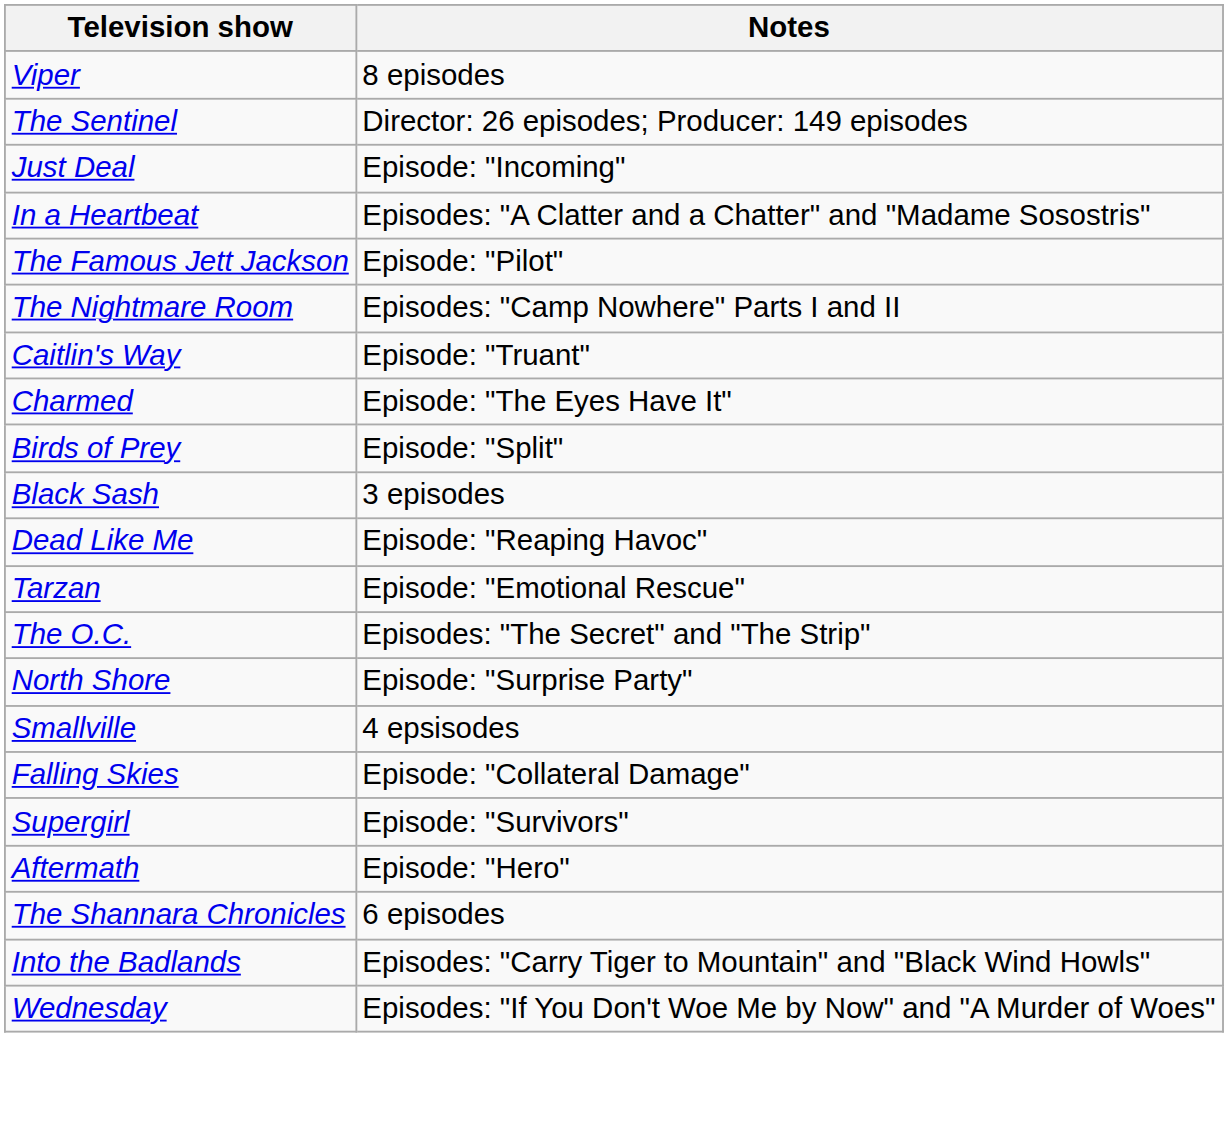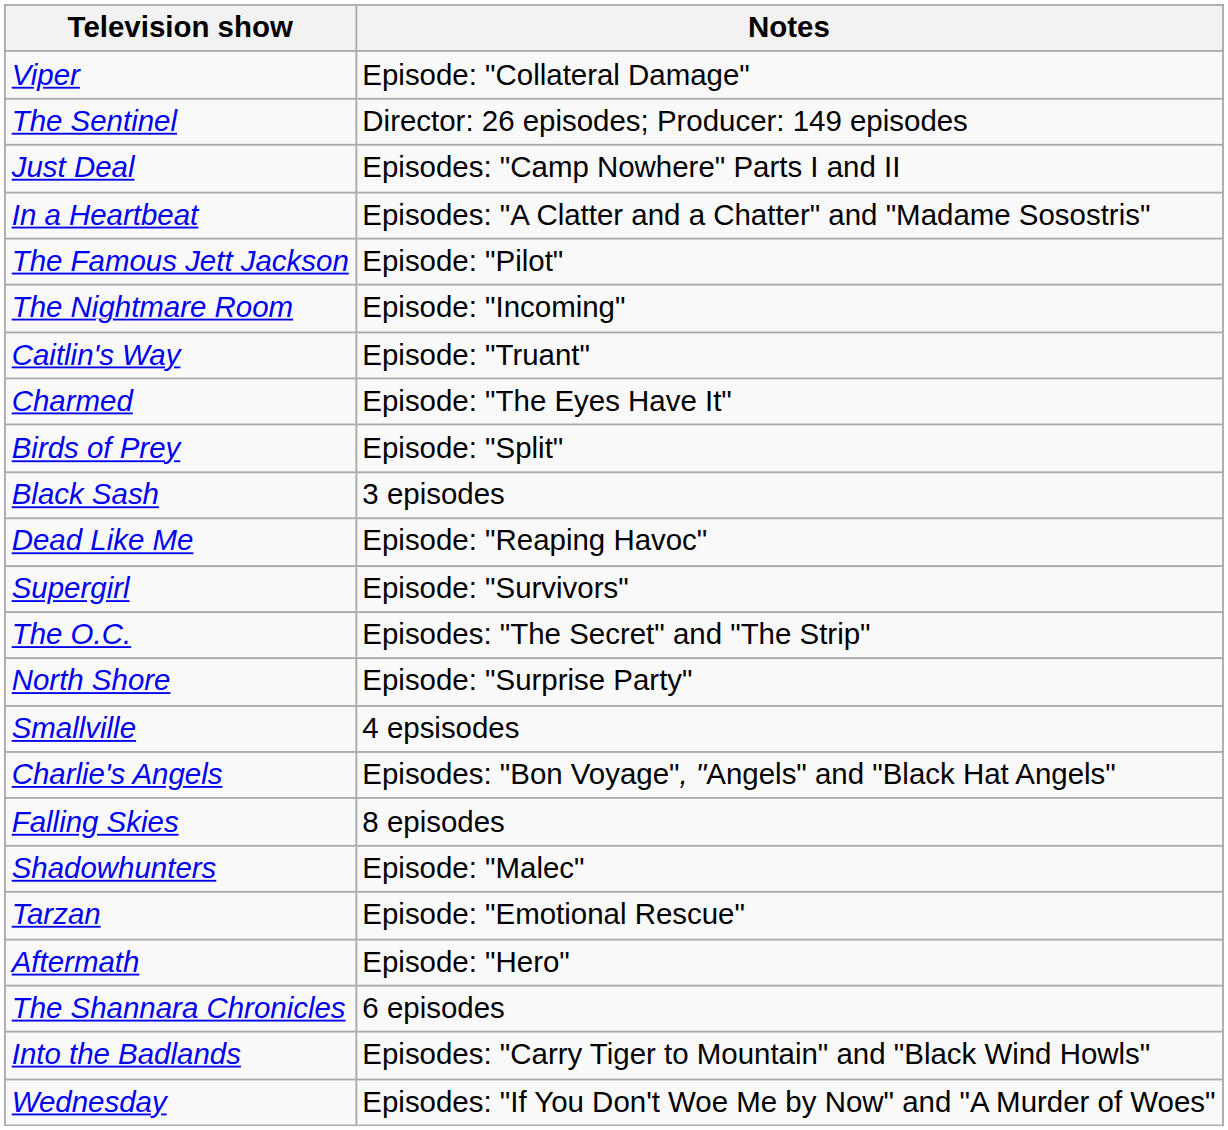(434, 74) 8 episodes -> (556, 74) Episode: "Collateral Damage"
(494, 167) Episode: "Incoming" -> (631, 167) Episodes: "Camp Nowhere" Parts I and II
(631, 307) Episodes: "Camp Nowhere" Parts I and II -> (494, 307) Episode: "Incoming"
rows swapped: (56, 588) <-> (71, 821)
+ row: (117, 774)
(556, 774) Episode: "Collateral Damage" -> (434, 821) 8 episodes
+ row: (114, 868)
